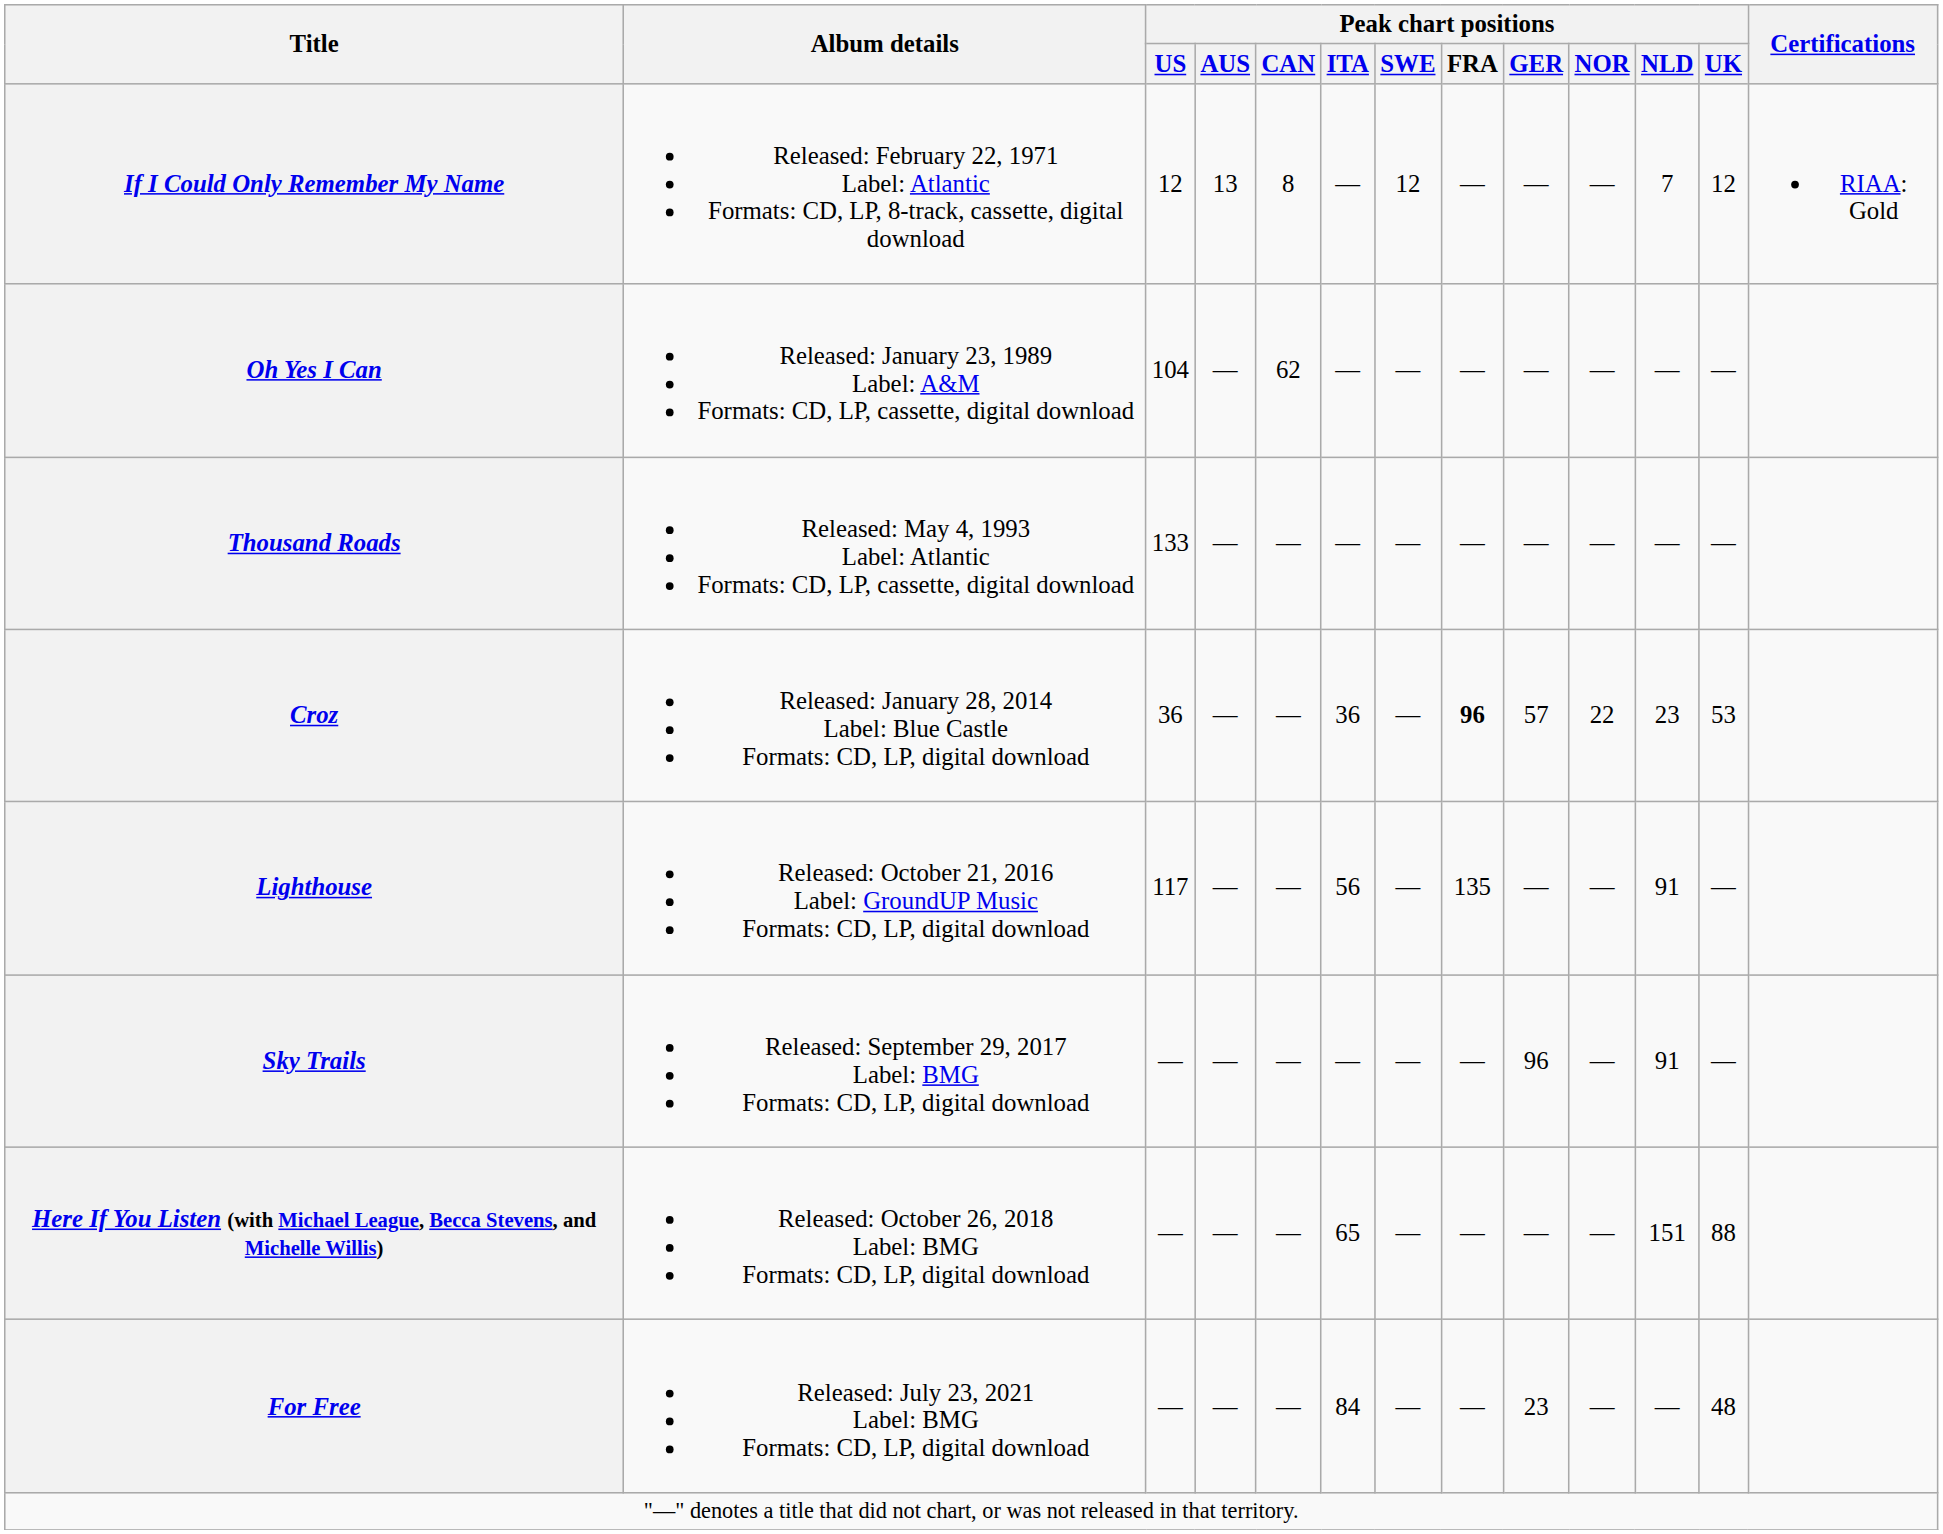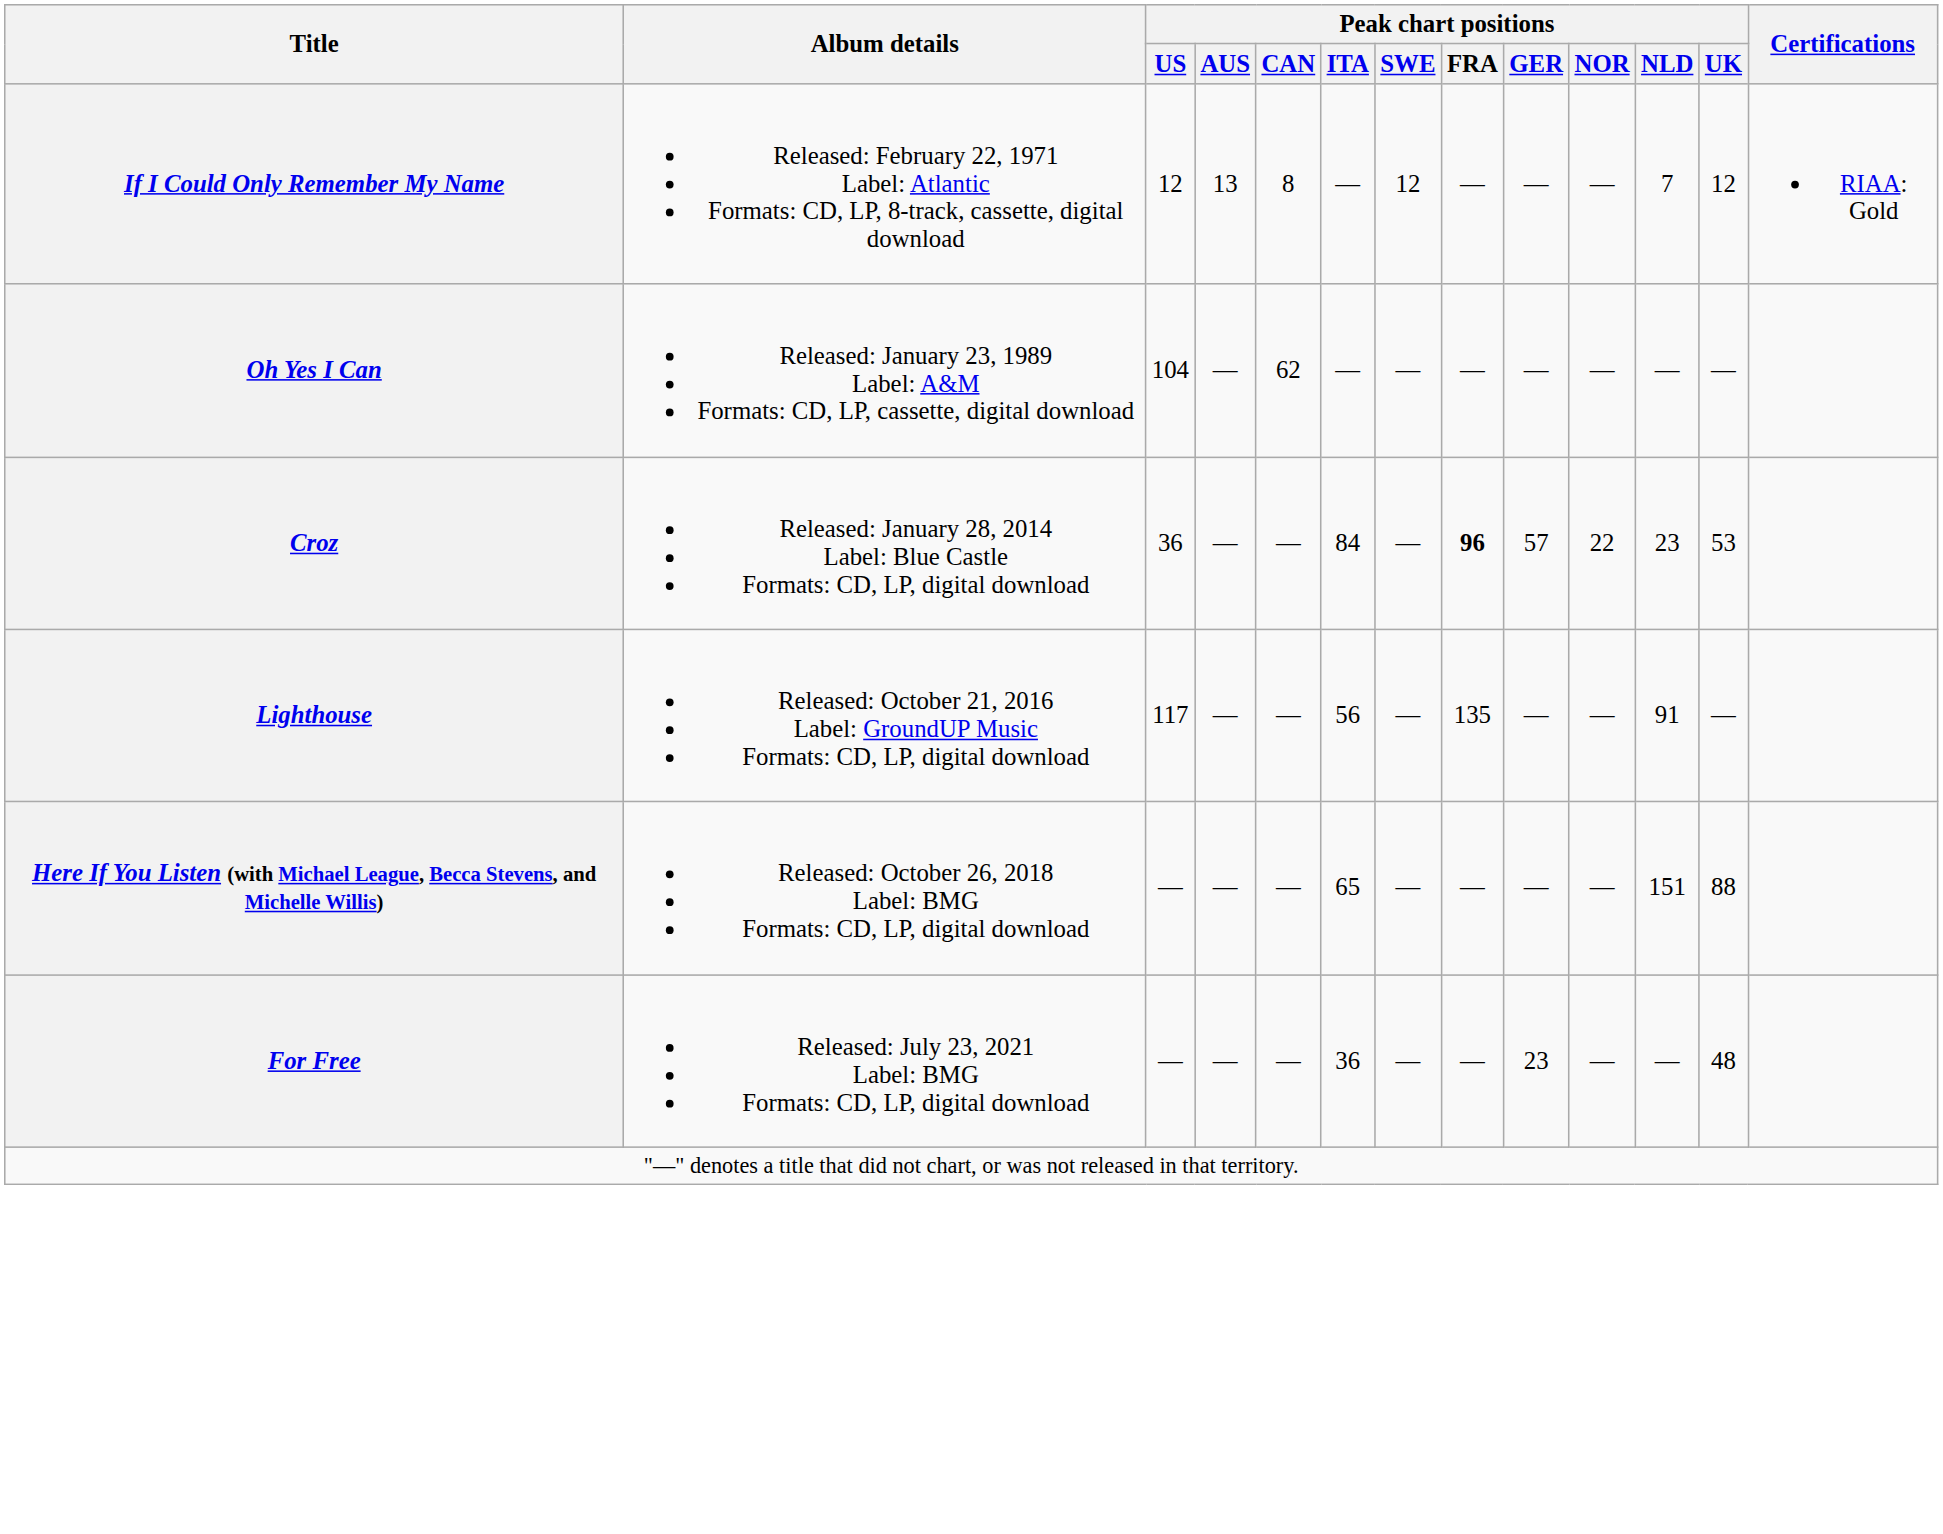- row: (314, 542)
(1348, 715) 36 -> (1348, 542) 84
- row: (314, 1060)
(1348, 1405) 84 -> (1348, 1060) 36
